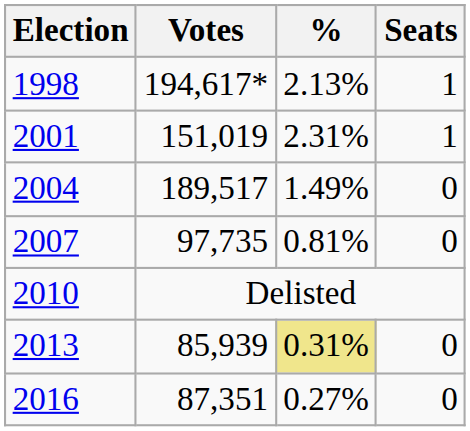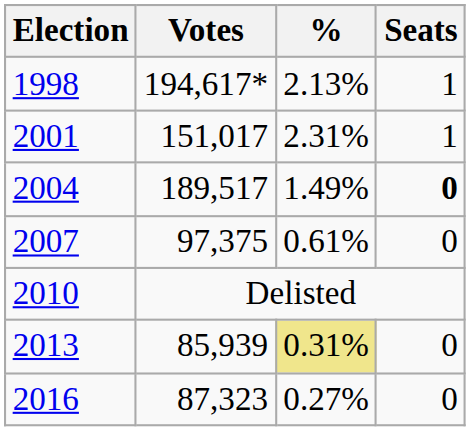(214, 135) 151,019 -> (214, 135) 151,017
(449, 188) normal -> (449, 188) bold
(223, 240) 97,735 -> (223, 240) 97,375
(326, 240) 0.81% -> (326, 240) 0.61%
(223, 398) 87,351 -> (223, 398) 87,323
